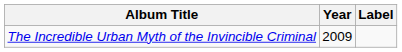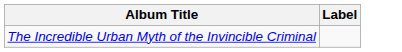- column: (337, 15)
